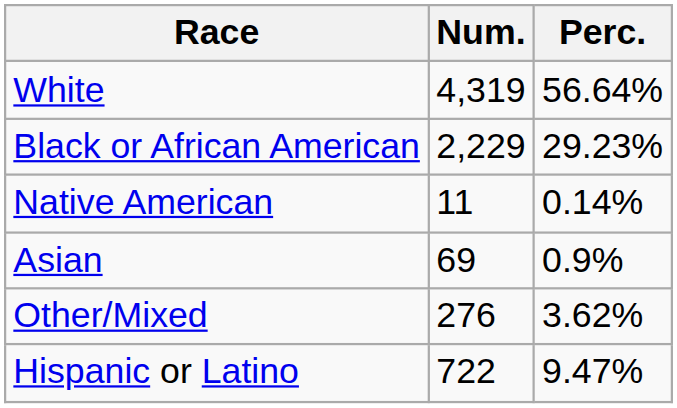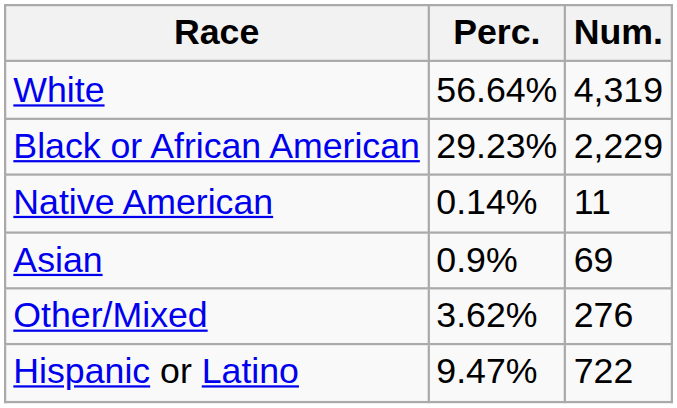columns swapped: (481, 32) <-> (603, 32)
